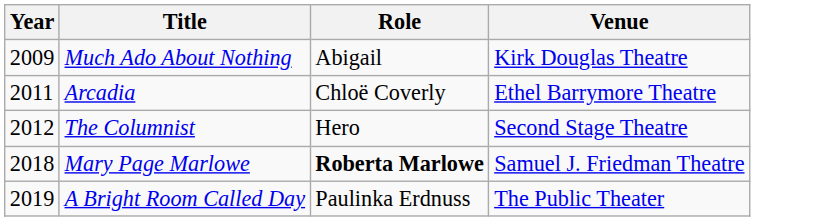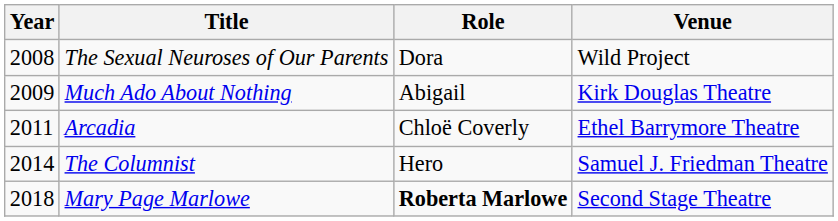+ row: (226, 57)
(32, 127) 2012 -> (32, 163) 2014
(591, 127) Second Stage Theatre -> (703, 163) Samuel J. Friedman Theatre
(619, 163) Samuel J. Friedman Theatre -> (674, 198) Second Stage Theatre
- row: (185, 198)
